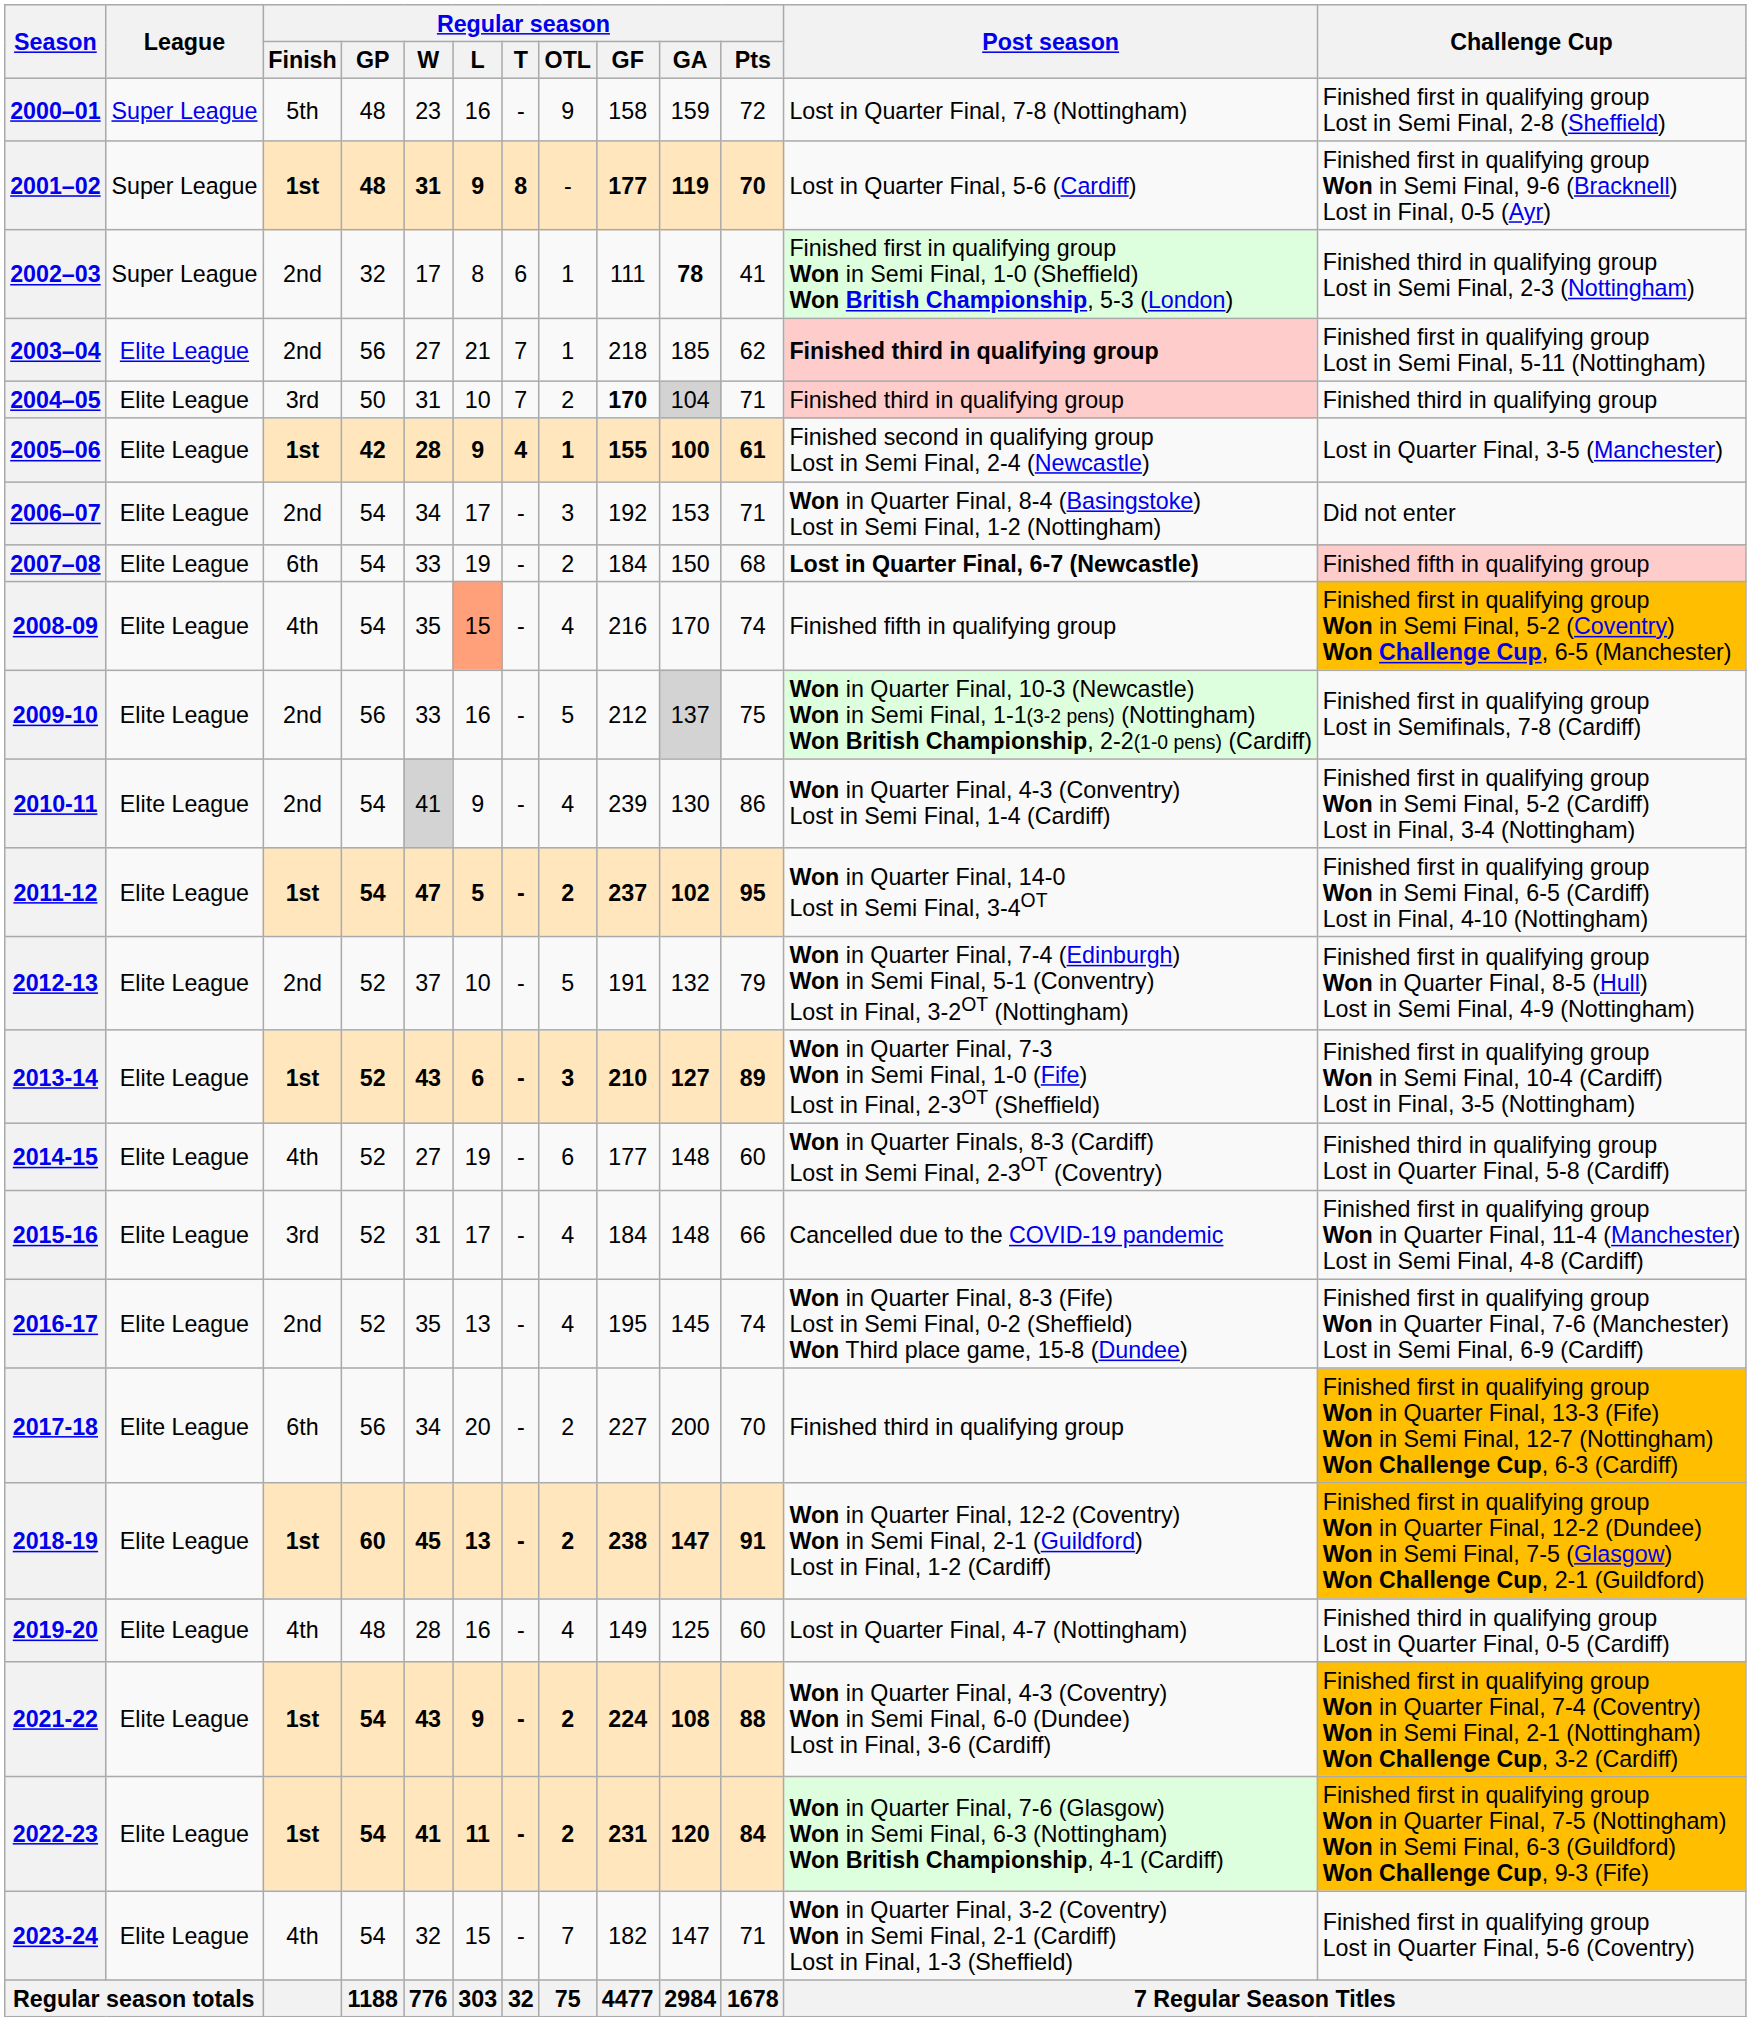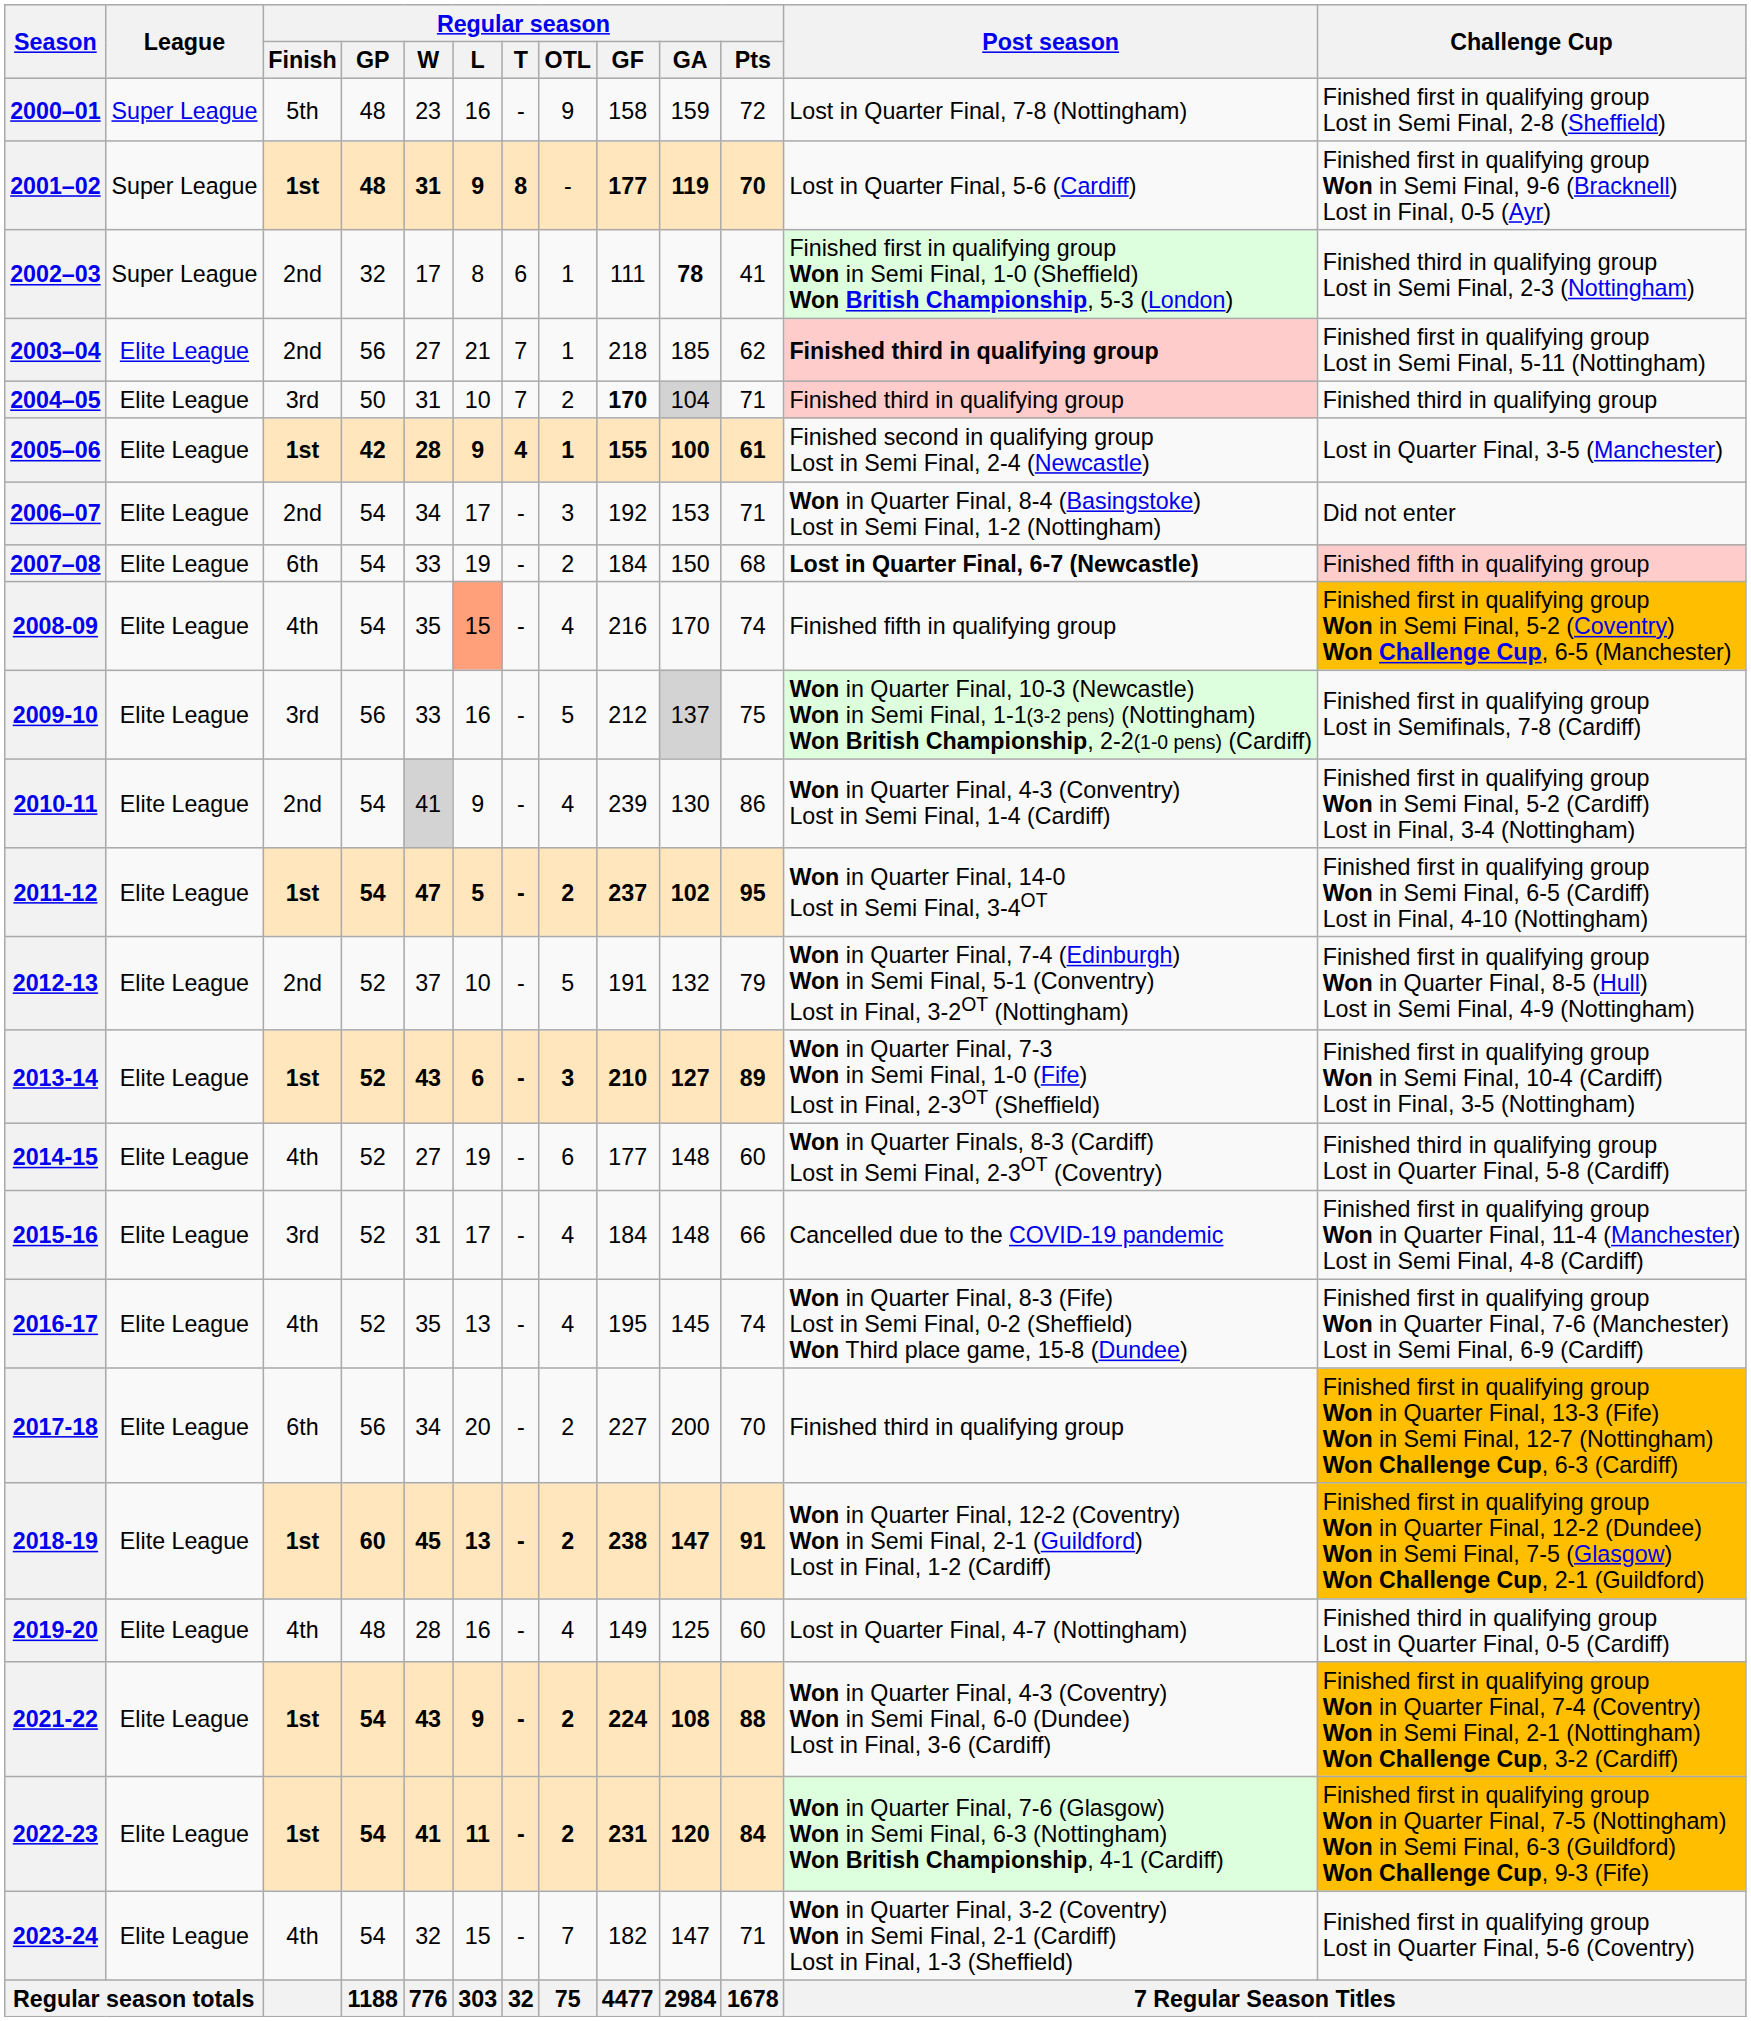(302, 714) 2nd -> (302, 714) 3rd
(302, 1324) 2nd -> (302, 1324) 4th
